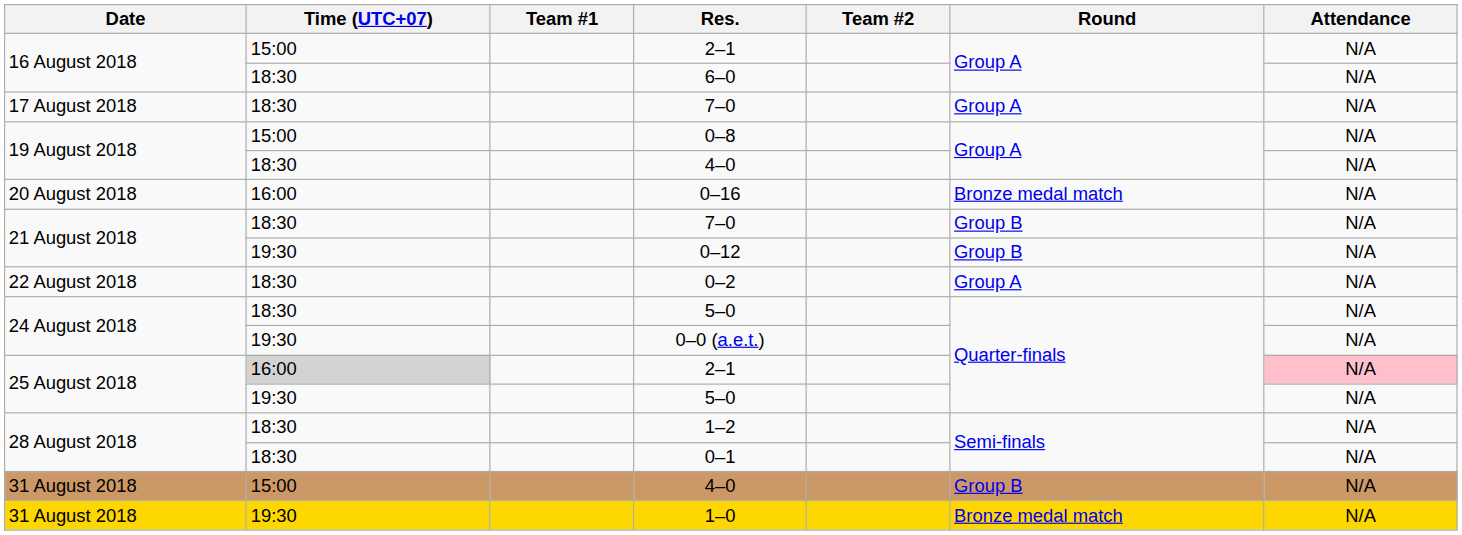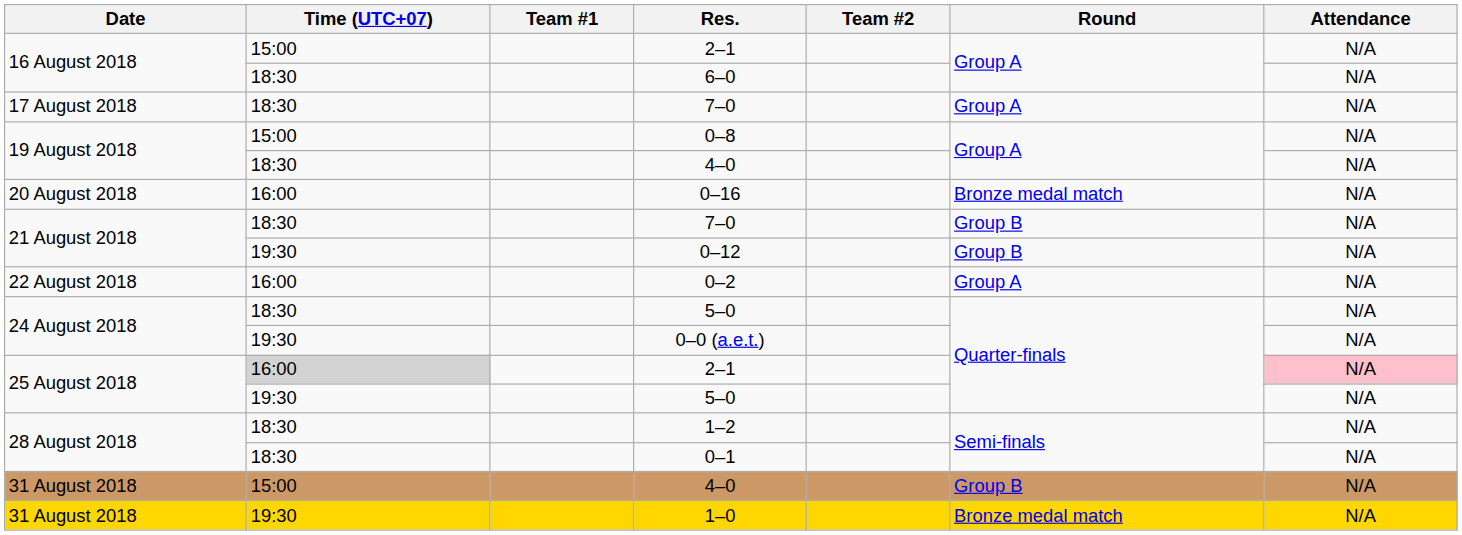(274, 281) 18:30 -> (274, 281) 16:00
